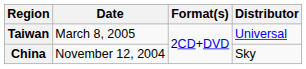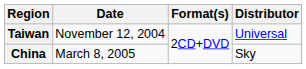(95, 34) March 8, 2005 -> (110, 34) November 12, 2004
(110, 53) November 12, 2004 -> (95, 53) March 8, 2005
